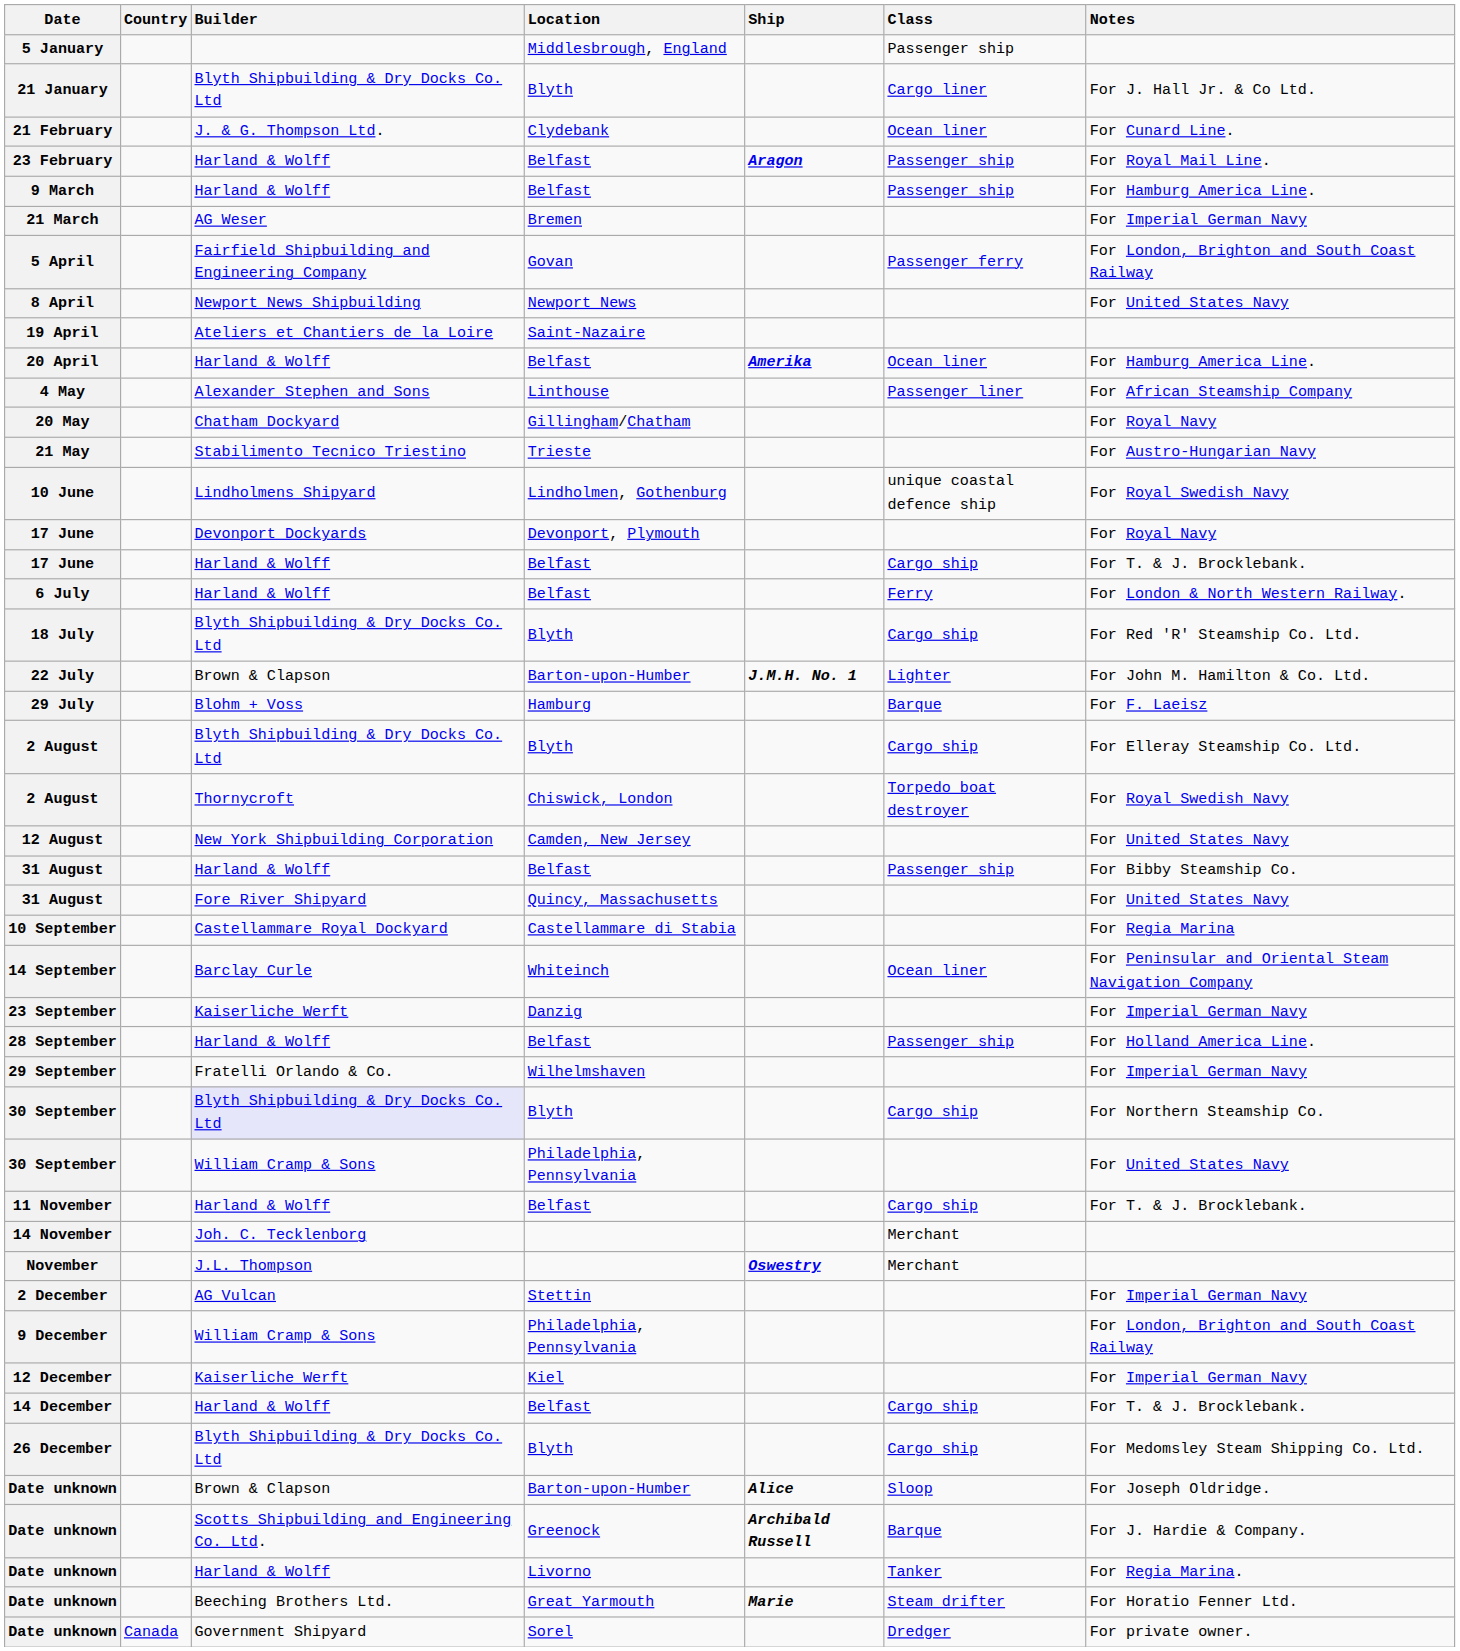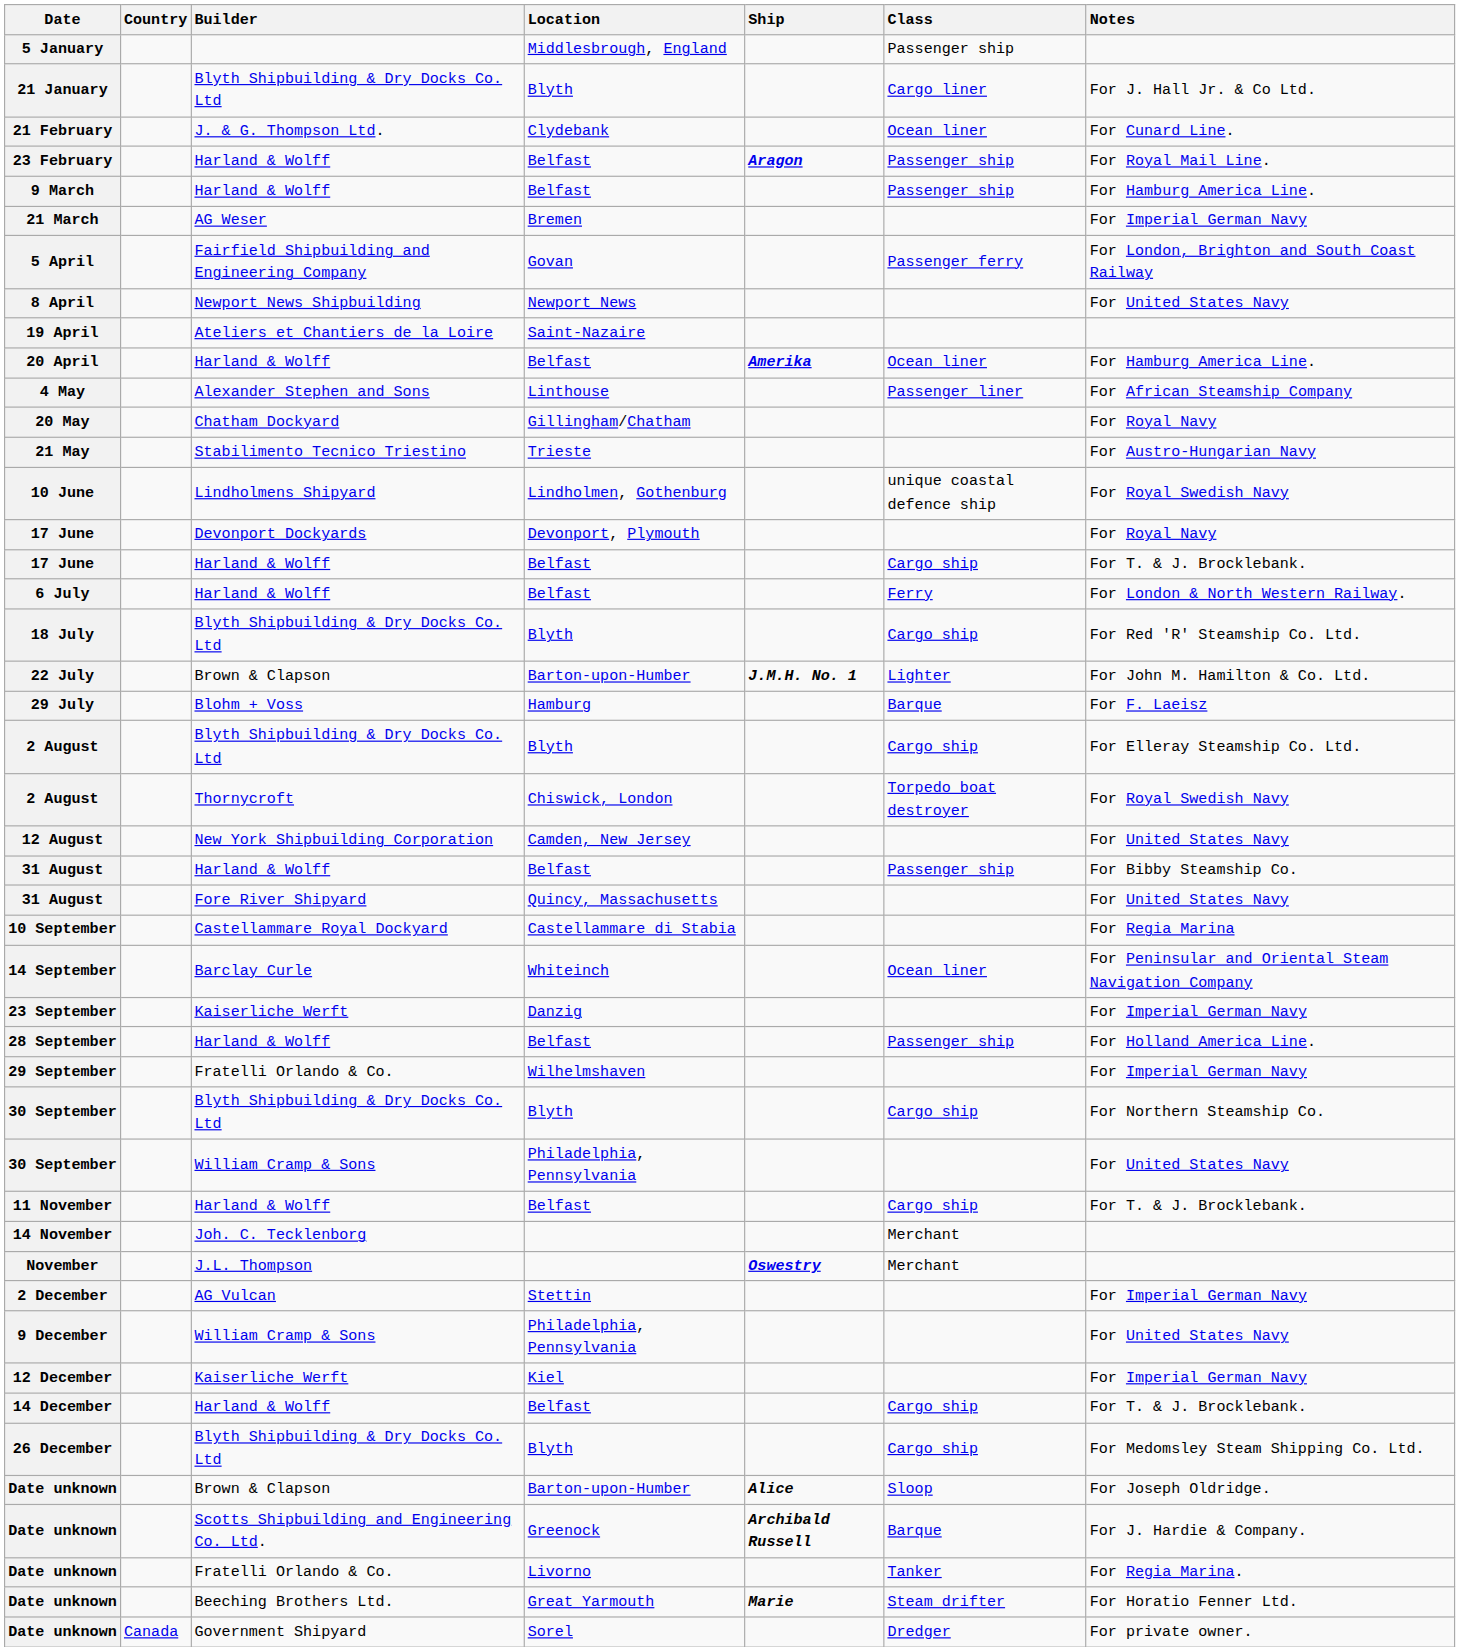(348, 1113) lavender background -> (348, 1113) no background
(1253, 1337) For London, Brighton and South Coast Railway -> (1189, 1337) For United States Navy
(262, 1572) Harland & Wolff -> (294, 1572) Fratelli Orlando & Co.
